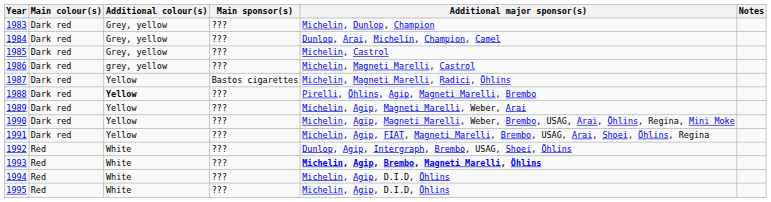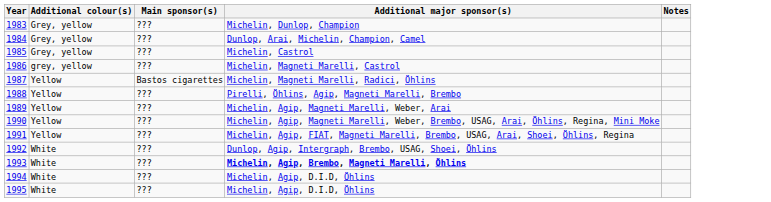- column: (66, 11)
(121, 94) bold -> (46, 94) normal
